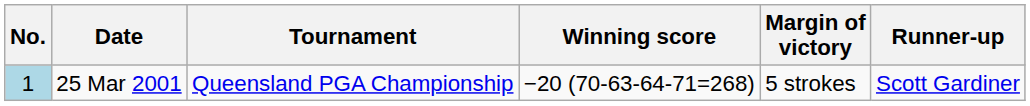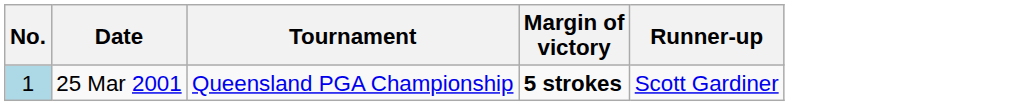- column: (639, 35)
(810, 83) normal -> (573, 83) bold
